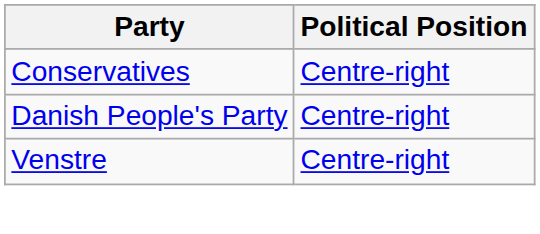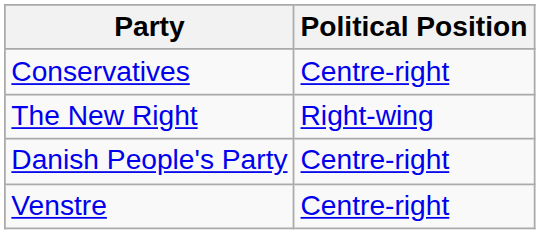+ row: (104, 116)
